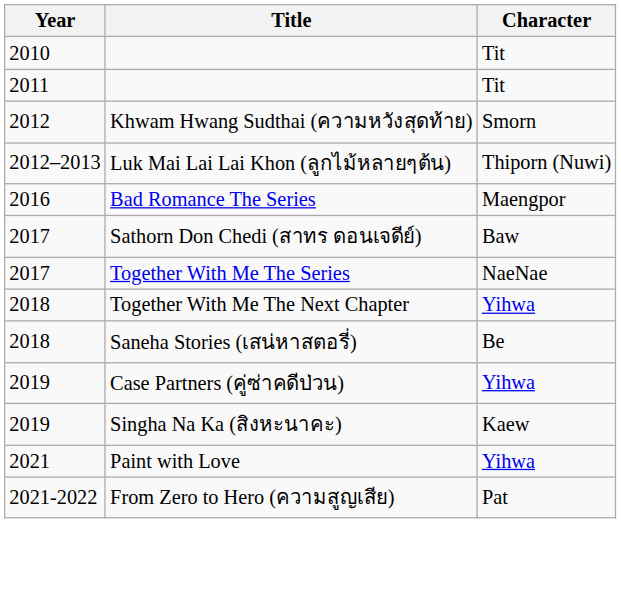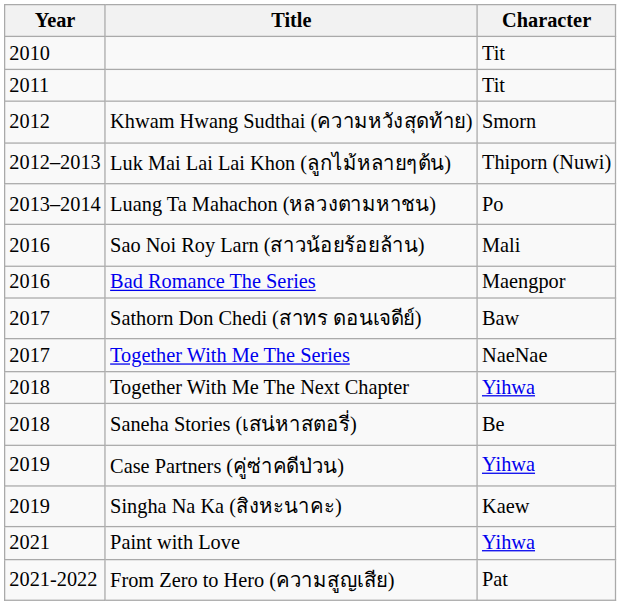+ row: (55, 203)
+ row: (30, 245)
